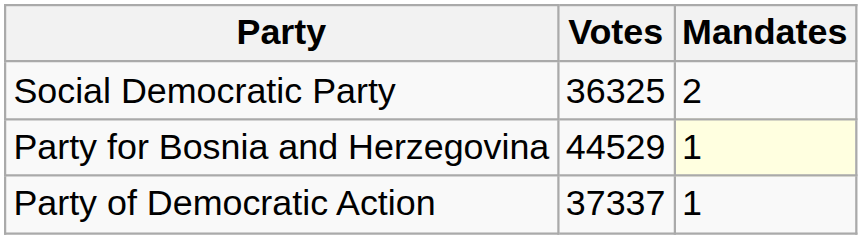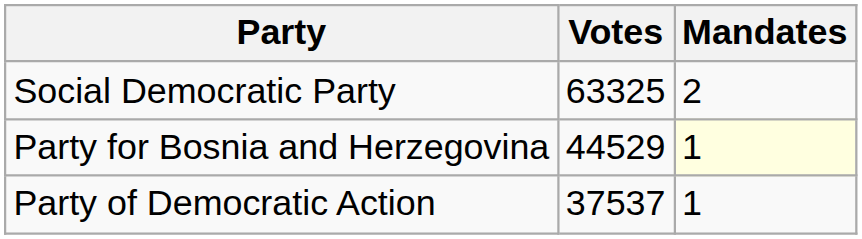(616, 89) 36325 -> (616, 89) 63325
(616, 203) 37337 -> (616, 203) 37537
